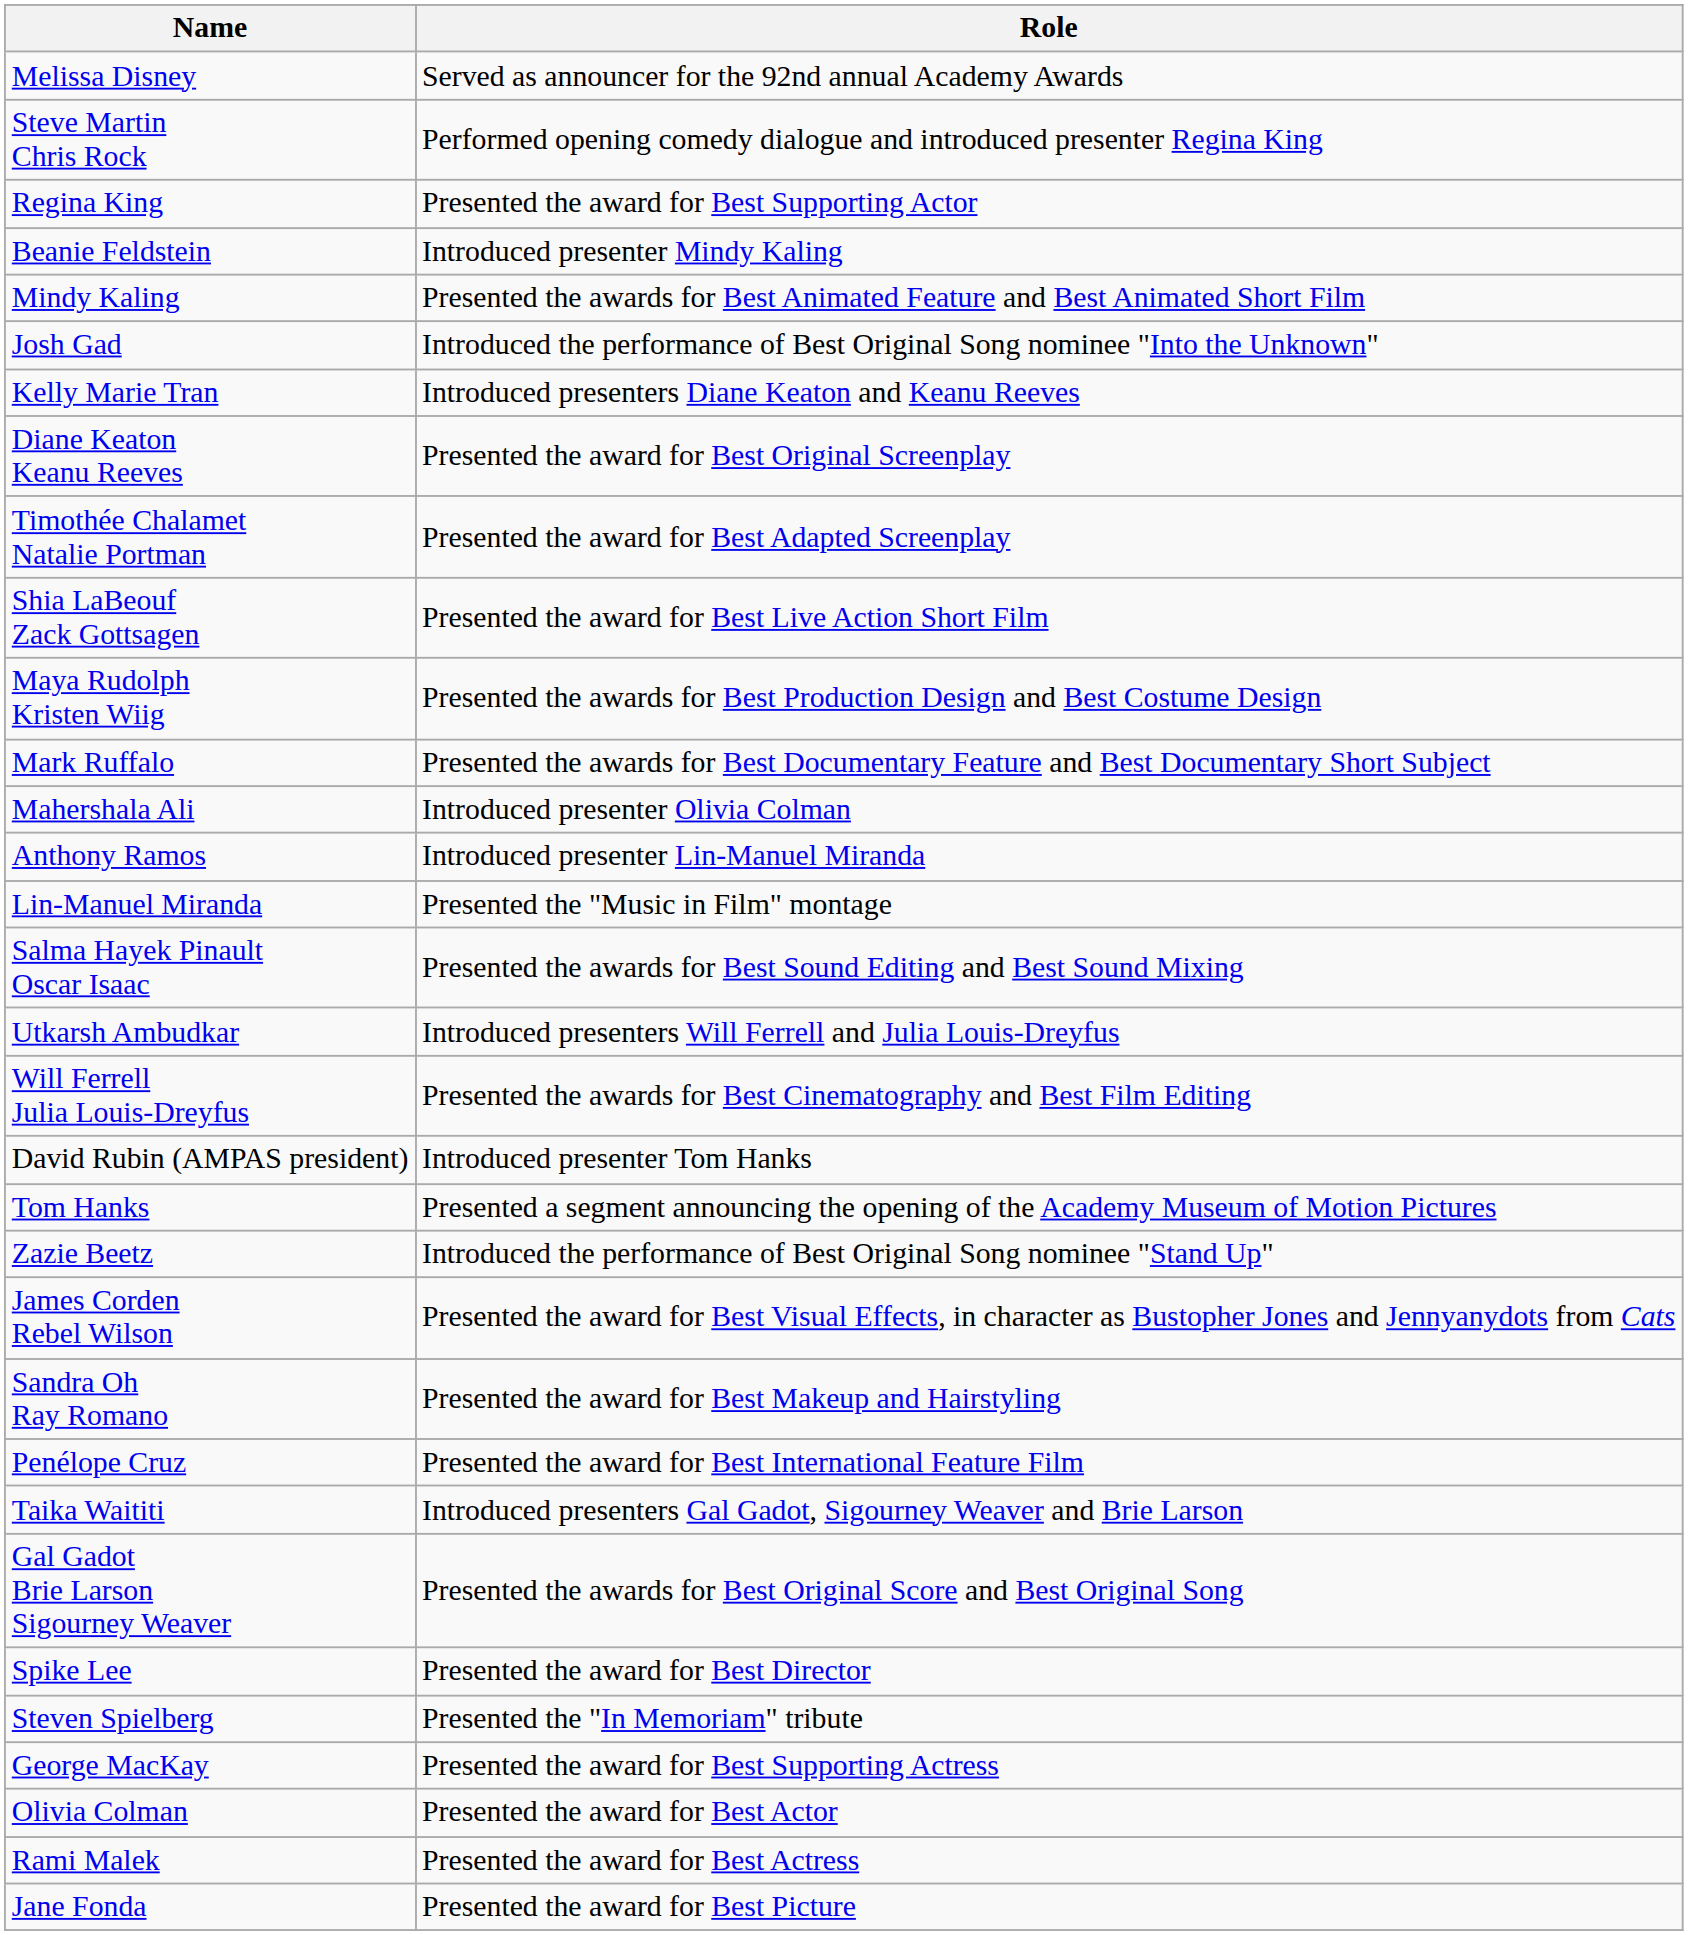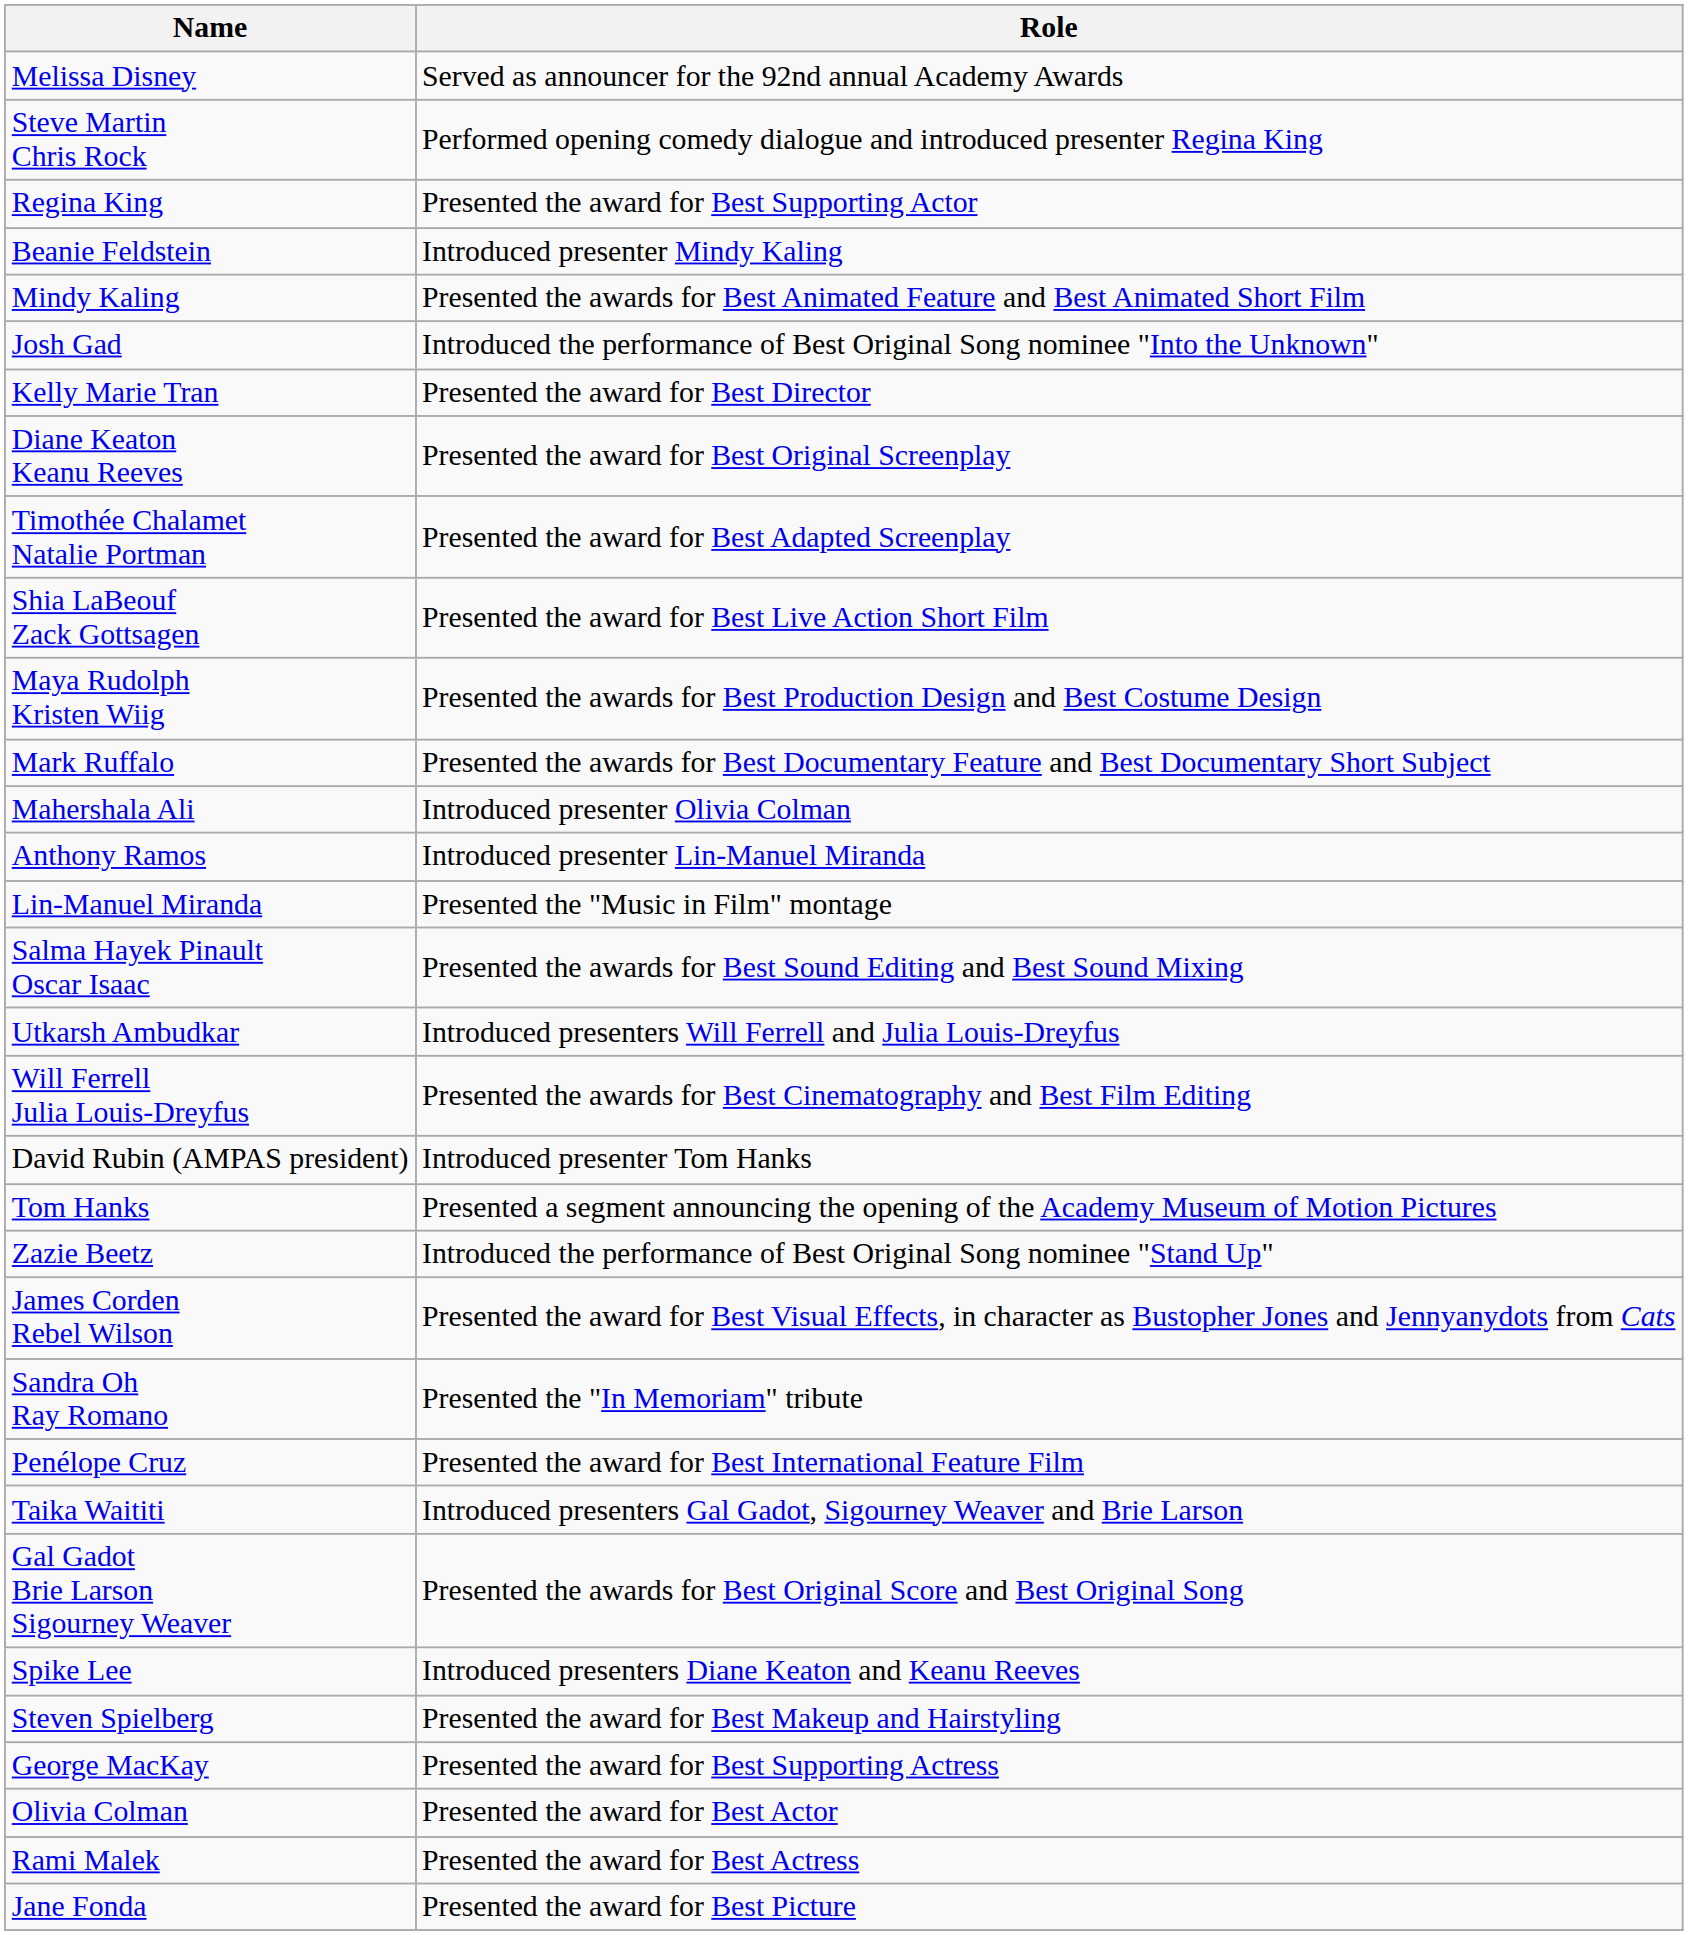(751, 391) Introduced presenters Diane Keaton and Keanu Reeves -> (646, 391) Presented the award for Best Director
(741, 1398) Presented the award for Best Makeup and Hairstyling -> (642, 1398) Presented the "In Memoriam" tribute
(646, 1670) Presented the award for Best Director -> (751, 1670) Introduced presenters Diane Keaton and Keanu Reeves
(642, 1717) Presented the "In Memoriam" tribute -> (741, 1717) Presented the award for Best Makeup and Hairstyling
